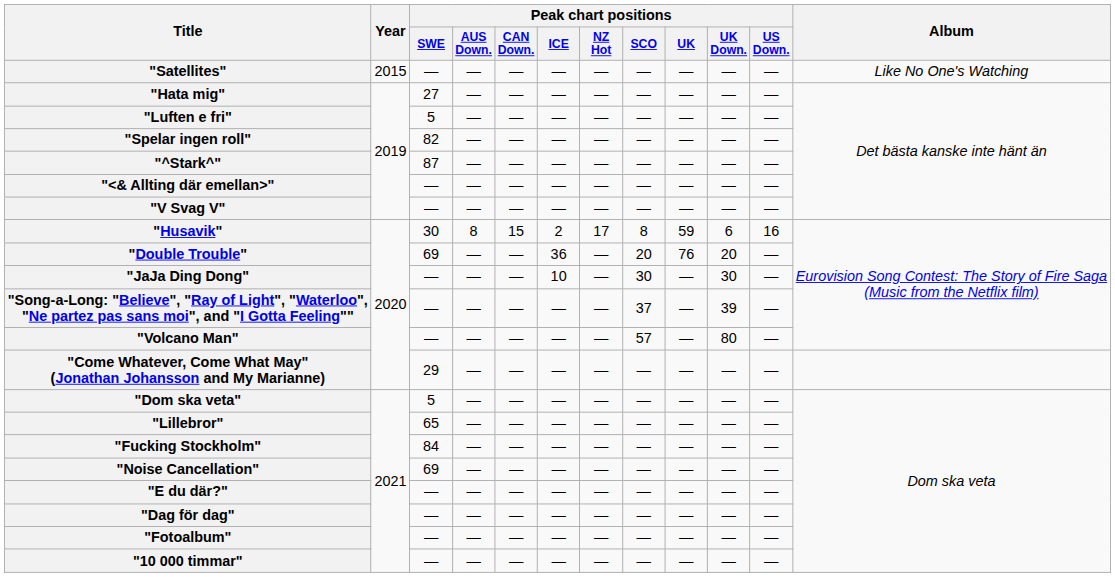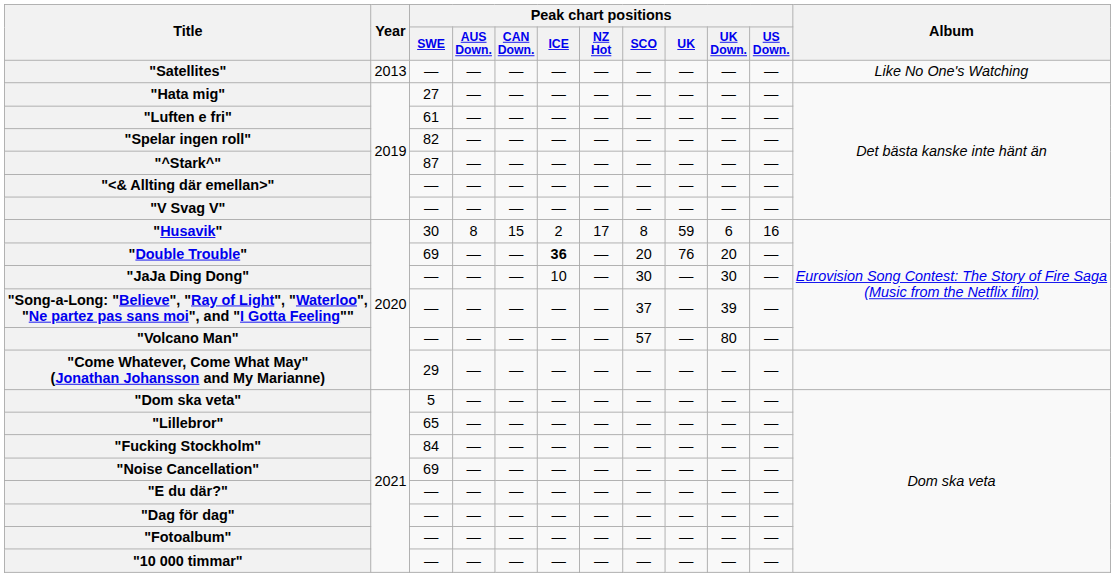(391, 71) 2015 -> (391, 71) 2013
(431, 117) 5 -> (431, 117) 61
(559, 254) normal -> (559, 254) bold
